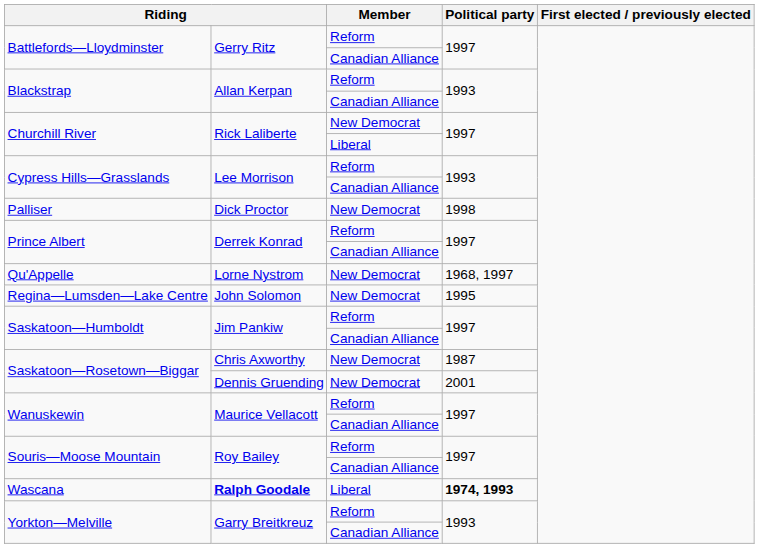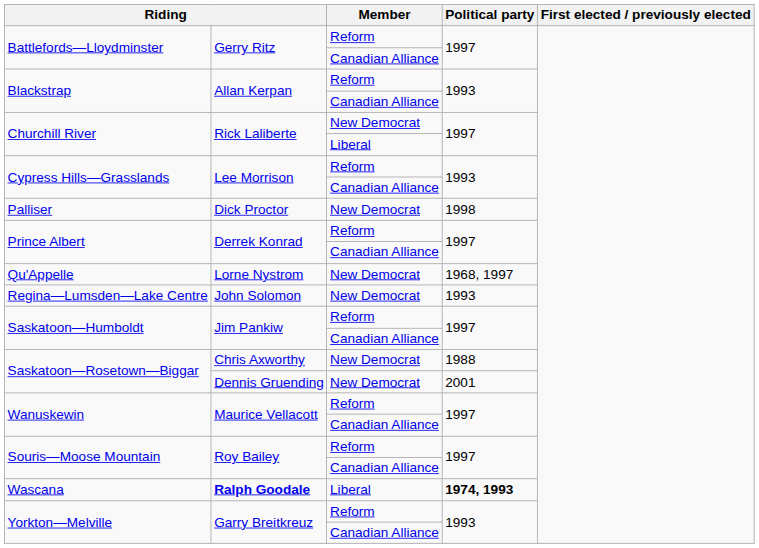(460, 295) 1995 -> (460, 295) 1993
(460, 360) 1987 -> (460, 360) 1988
